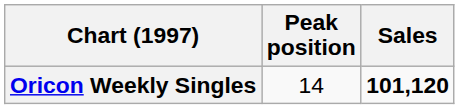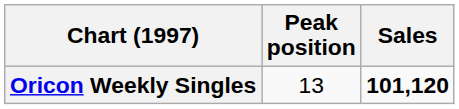(311, 84) 14 -> (311, 84) 13
